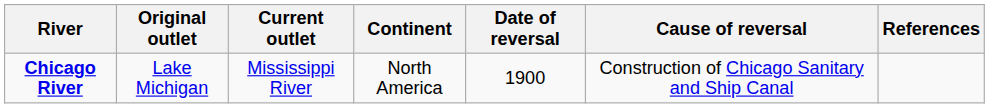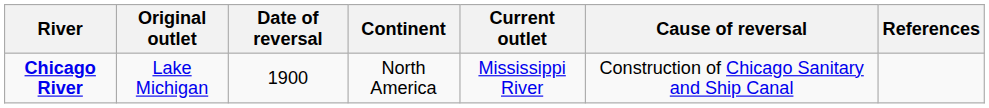columns swapped: (291, 29) <-> (525, 29)
